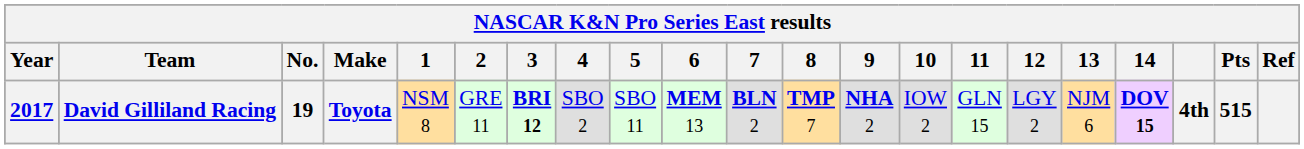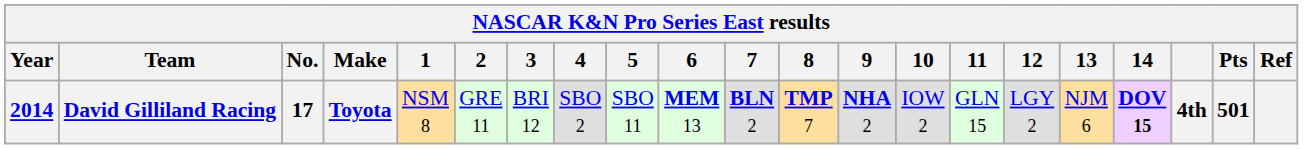(32, 111) 2017 -> (32, 111) 2014
(302, 111) 19 -> (302, 111) 17
(532, 111) bold -> (531, 110) normal
(1236, 111) 515 -> (1233, 111) 501
